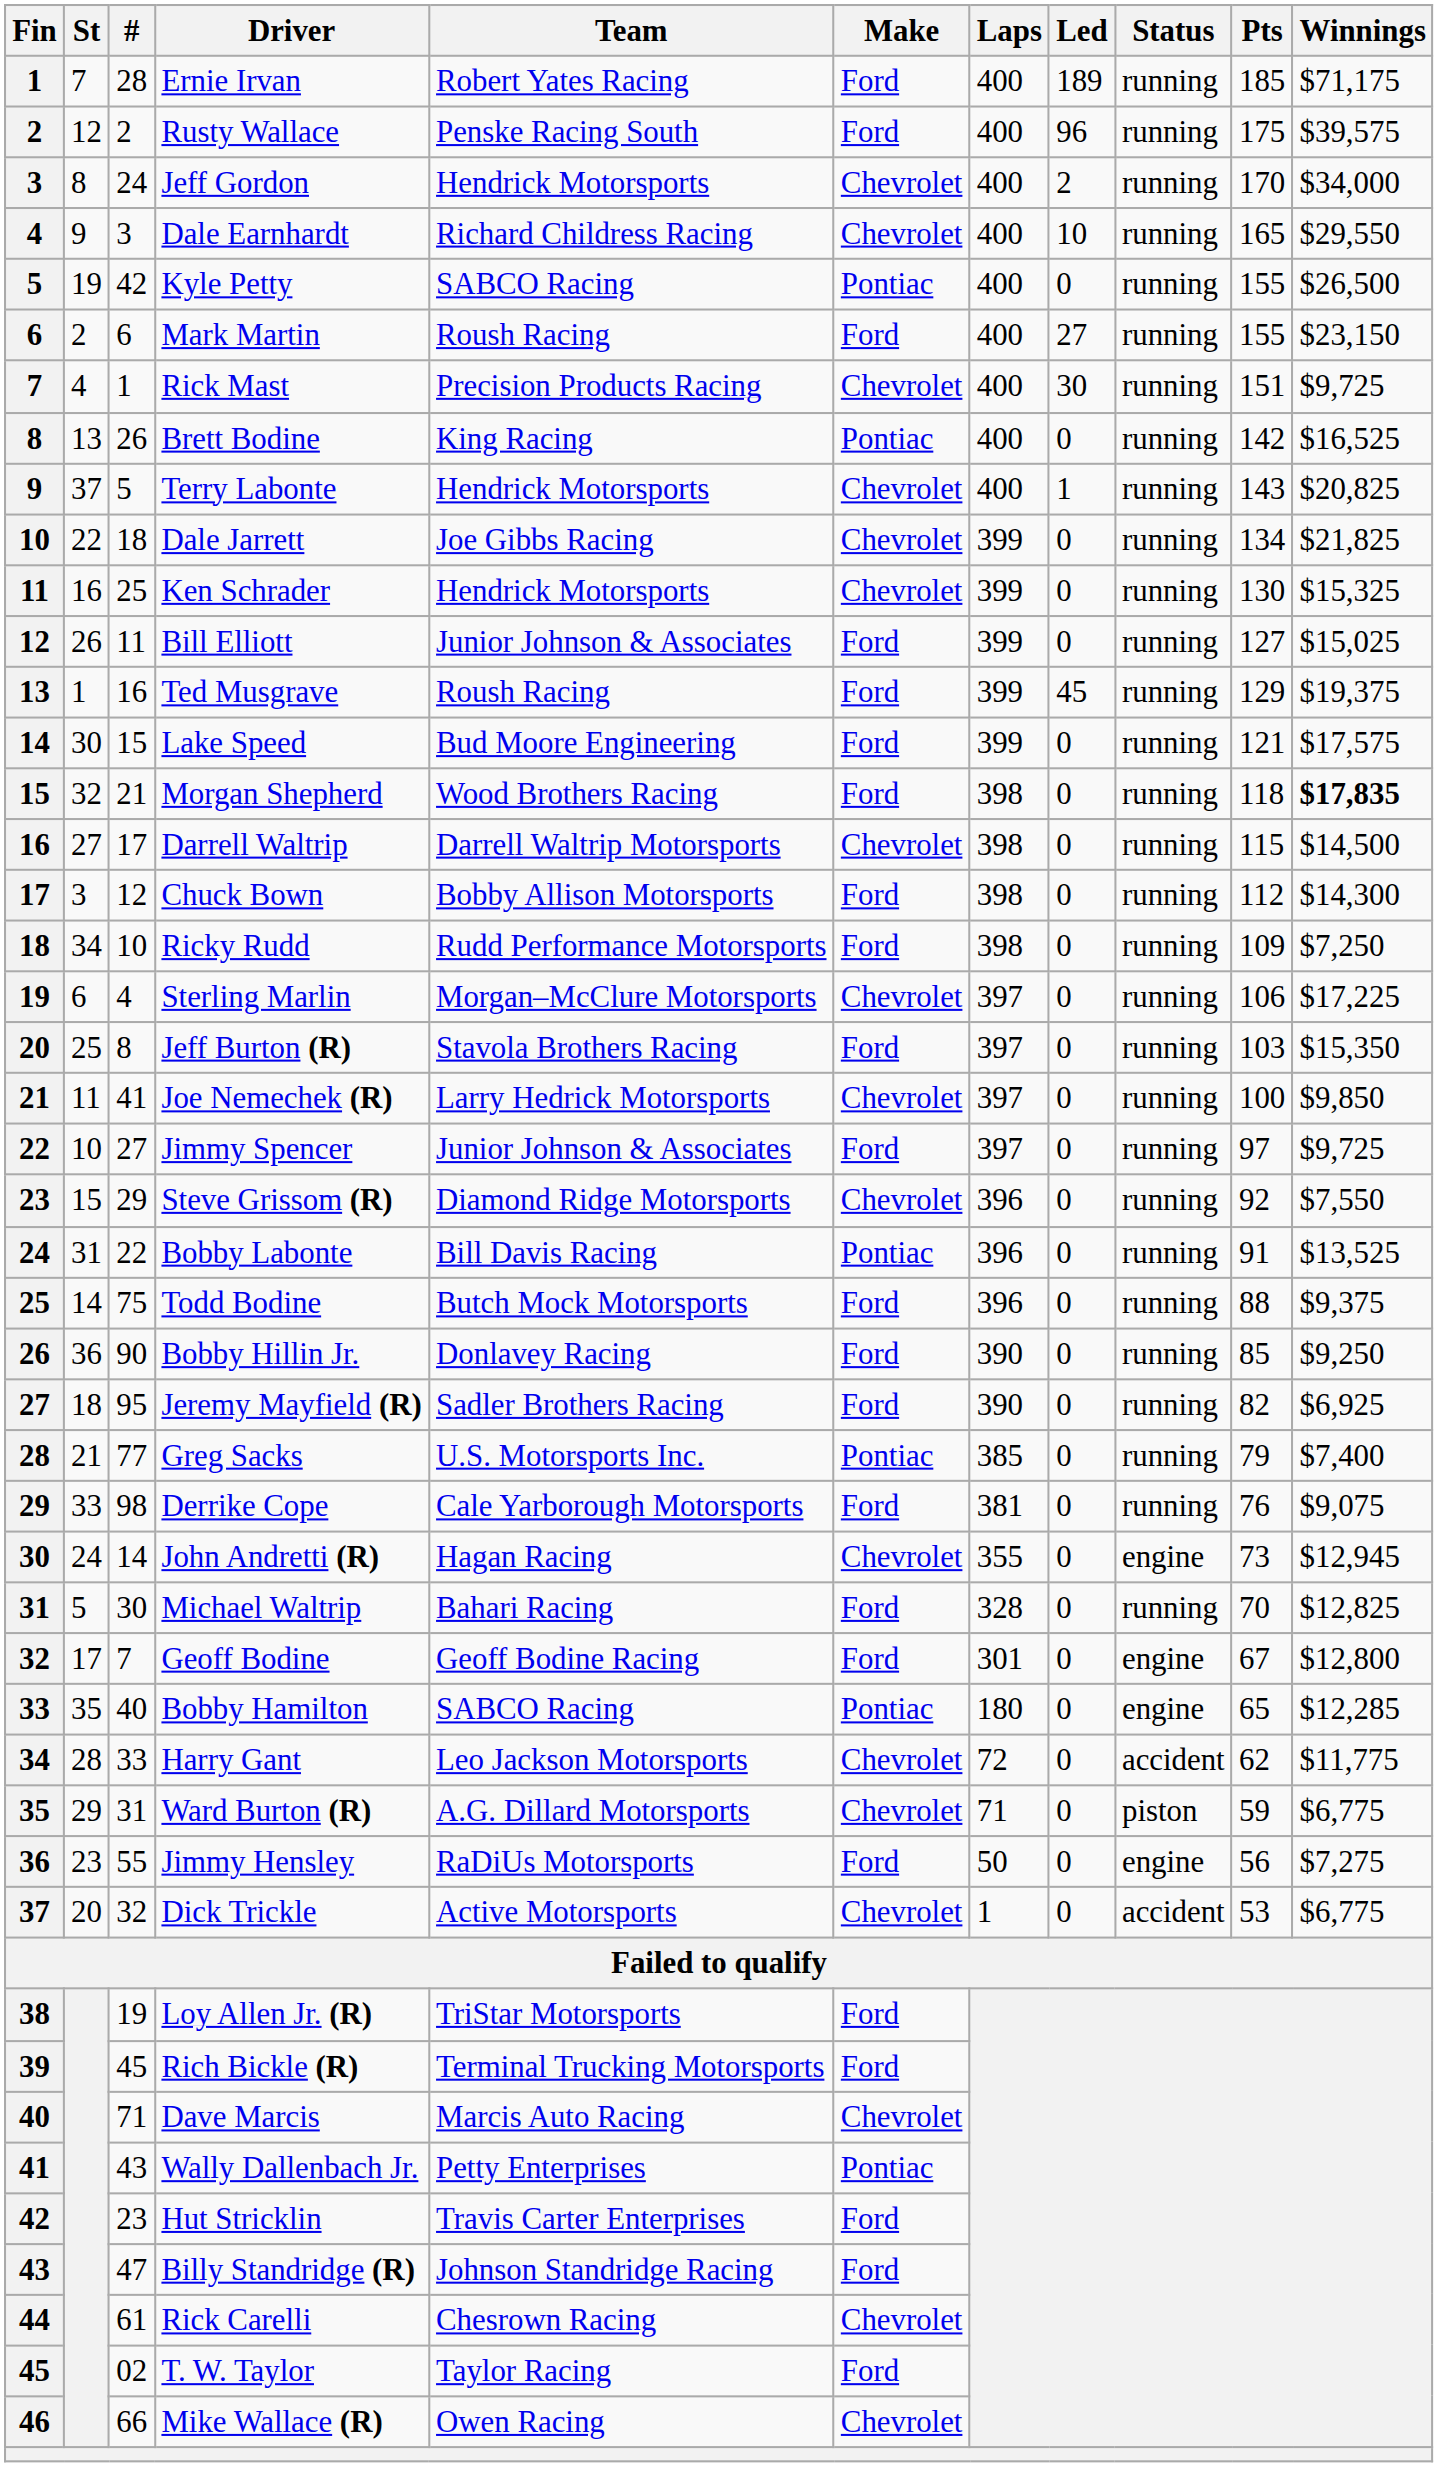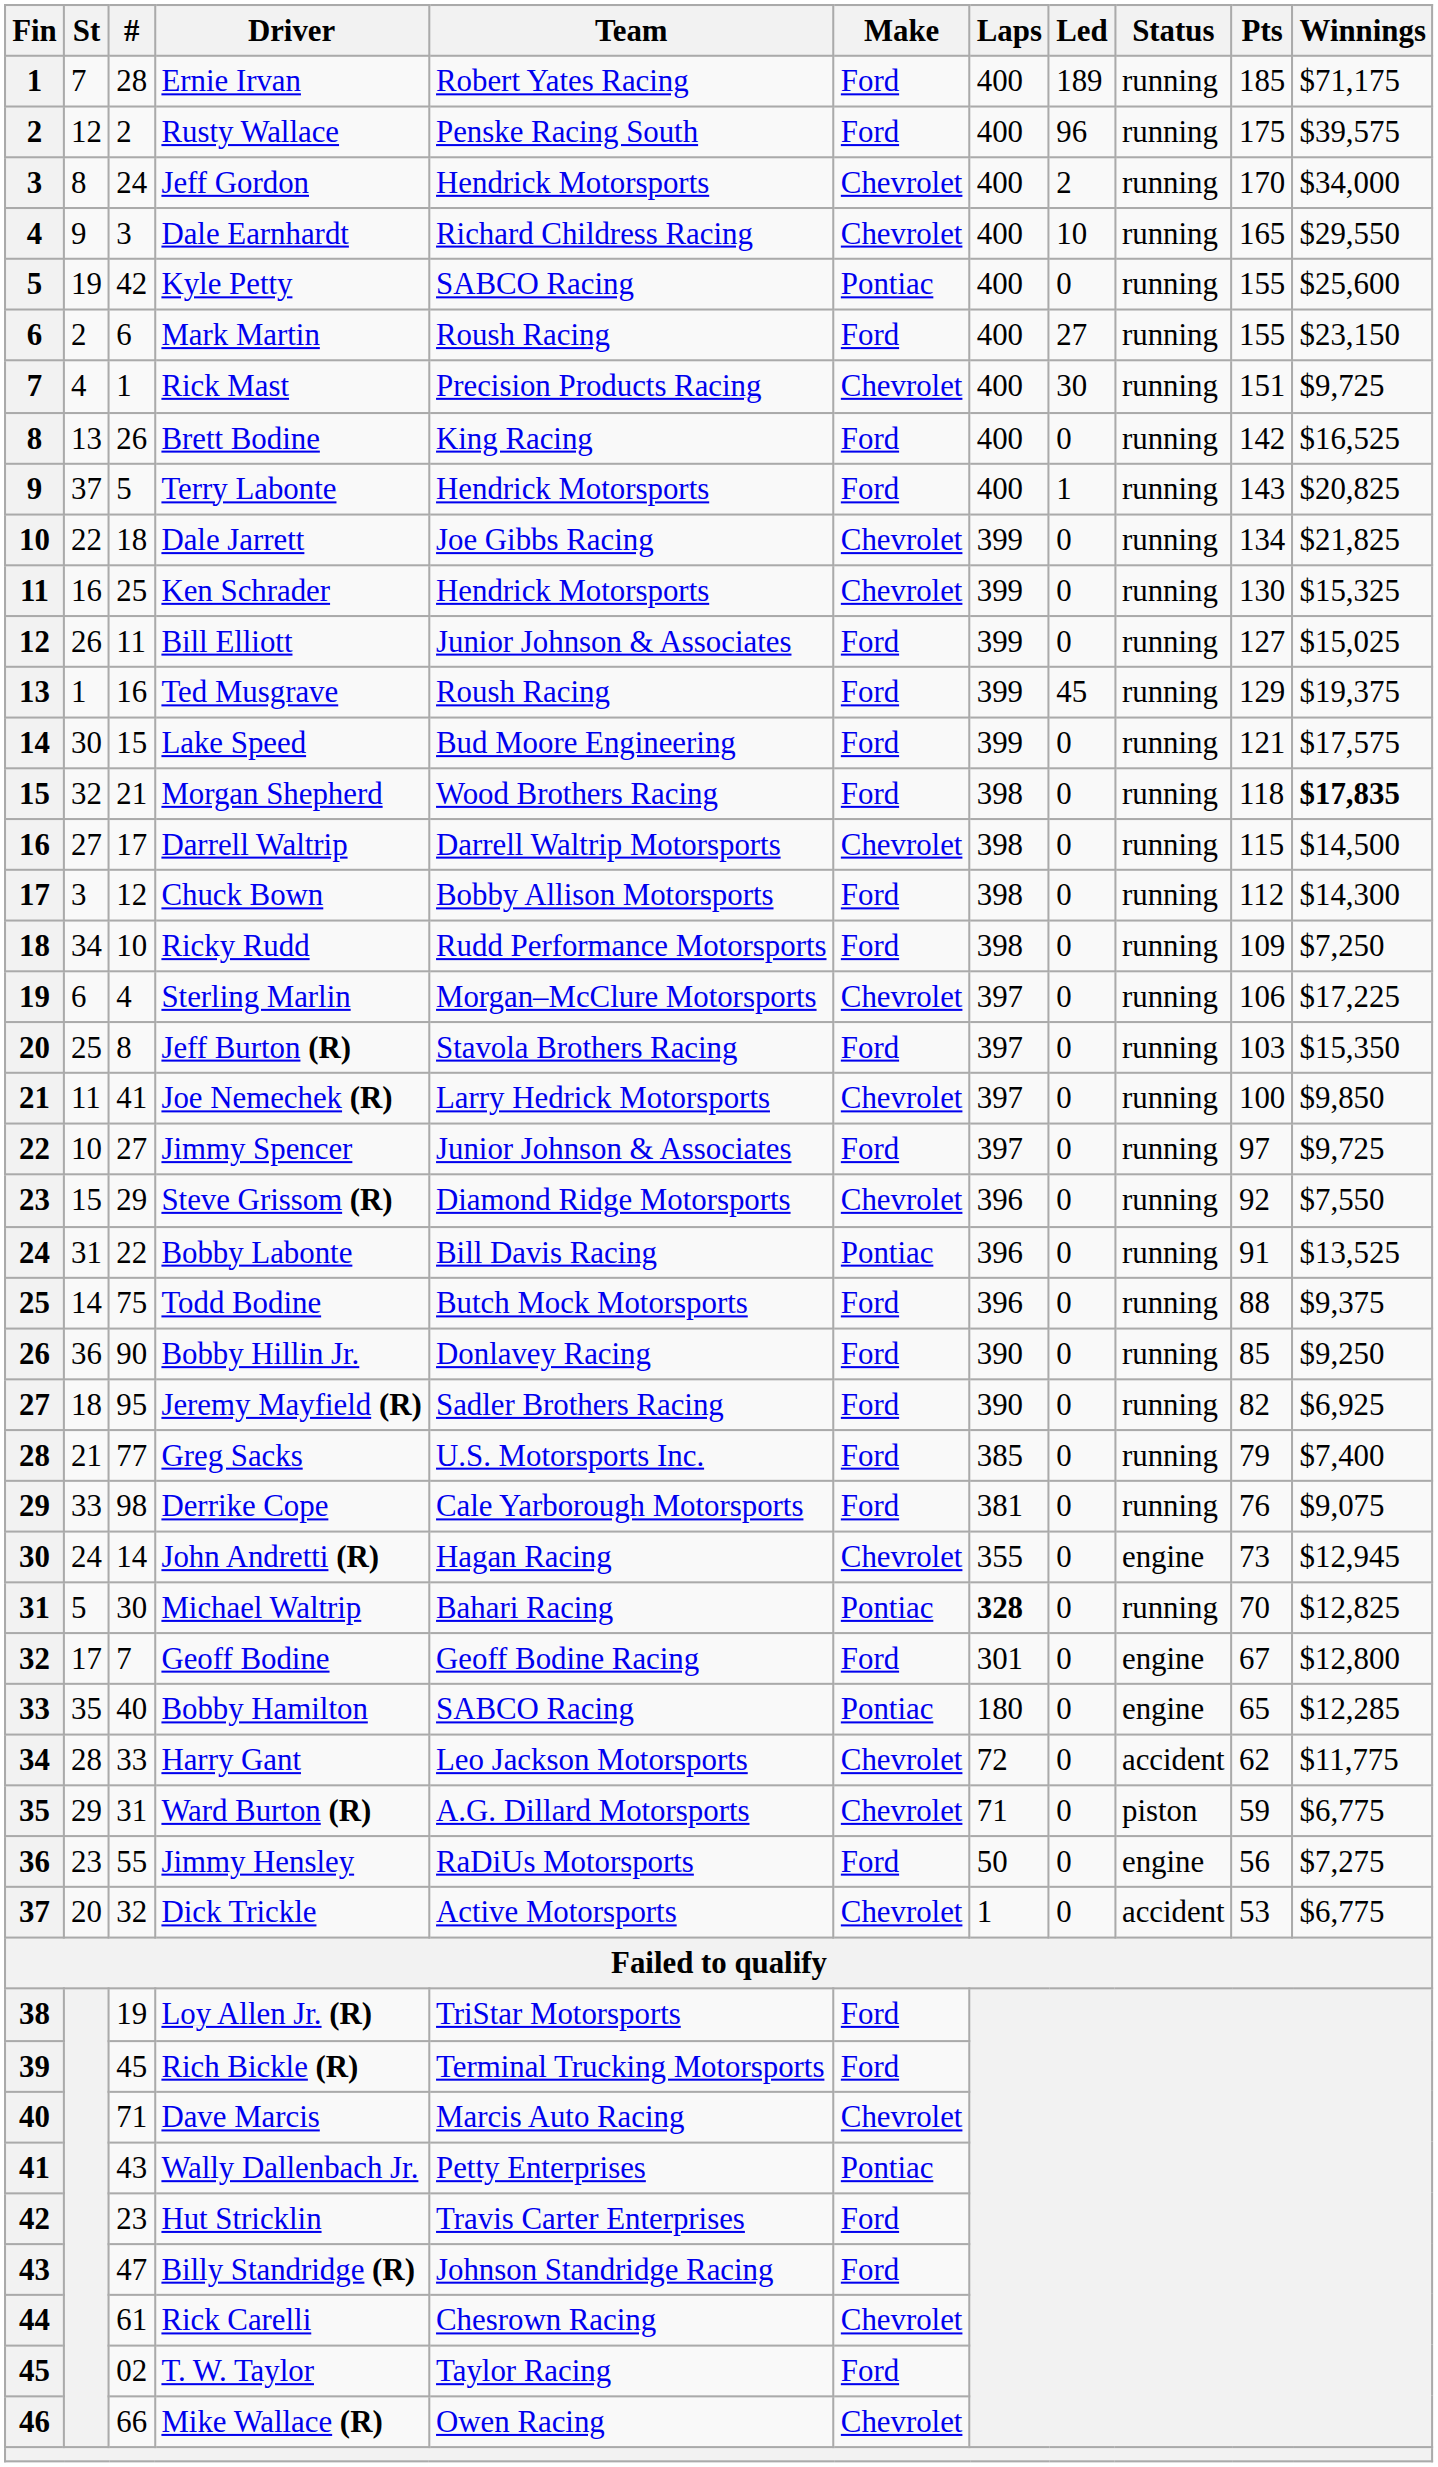(1350, 284) $26,500 -> (1350, 284) $25,600
(887, 437) Pontiac -> (870, 437) Ford
(902, 488) Chevrolet -> (870, 488) Ford
(887, 1454) Pontiac -> (870, 1454) Ford
(870, 1607) Ford -> (887, 1607) Pontiac
(1000, 1607) normal -> (1000, 1607) bold
